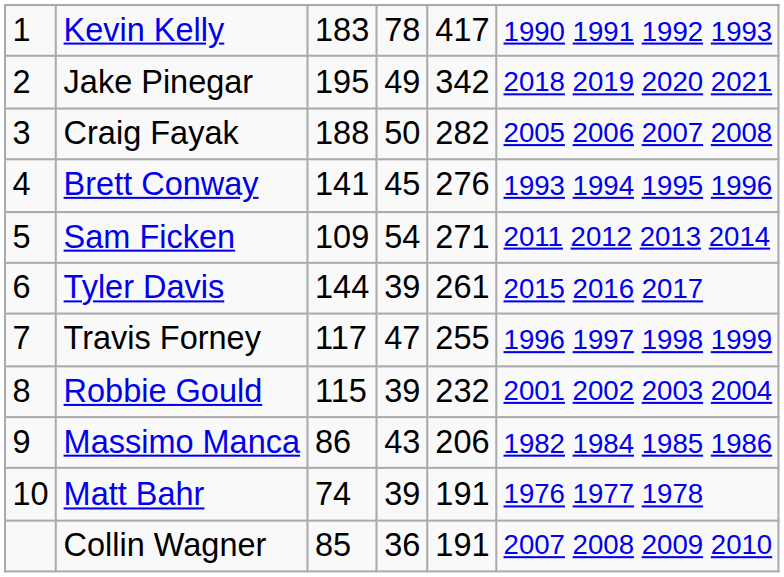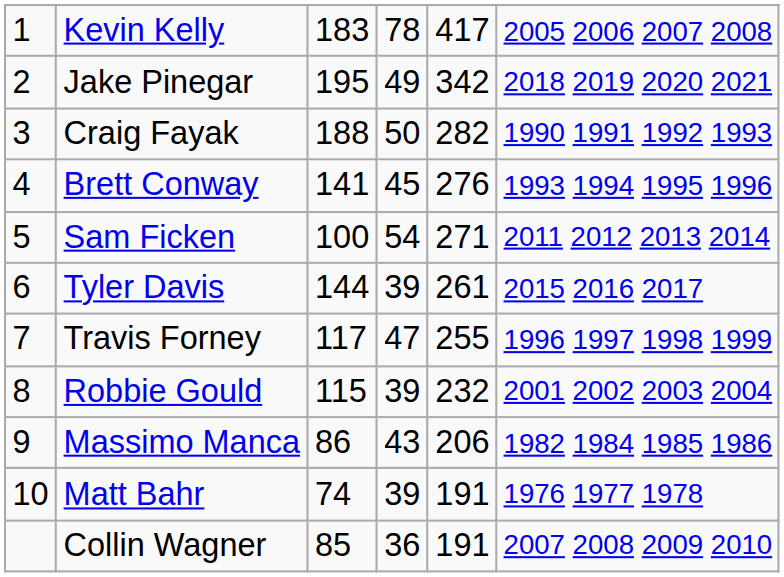(638, 31) 1990 1991 1992 1993 -> (638, 31) 2005 2006 2007 2008
(638, 134) 2005 2006 2007 2008 -> (638, 134) 1990 1991 1992 1993
(342, 236) 109 -> (342, 236) 100
